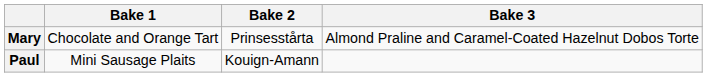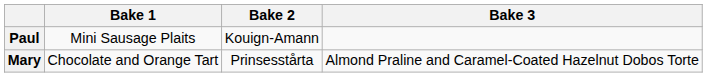rows swapped: (24, 38) <-> (24, 60)
